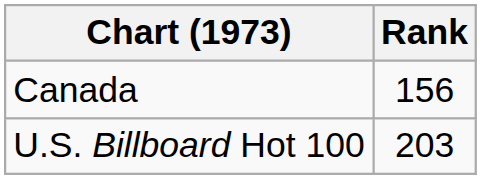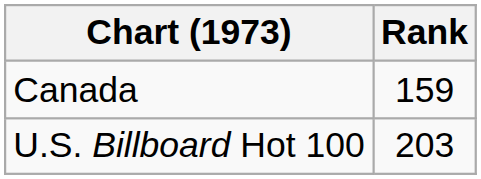(425, 88) 156 -> (425, 88) 159
